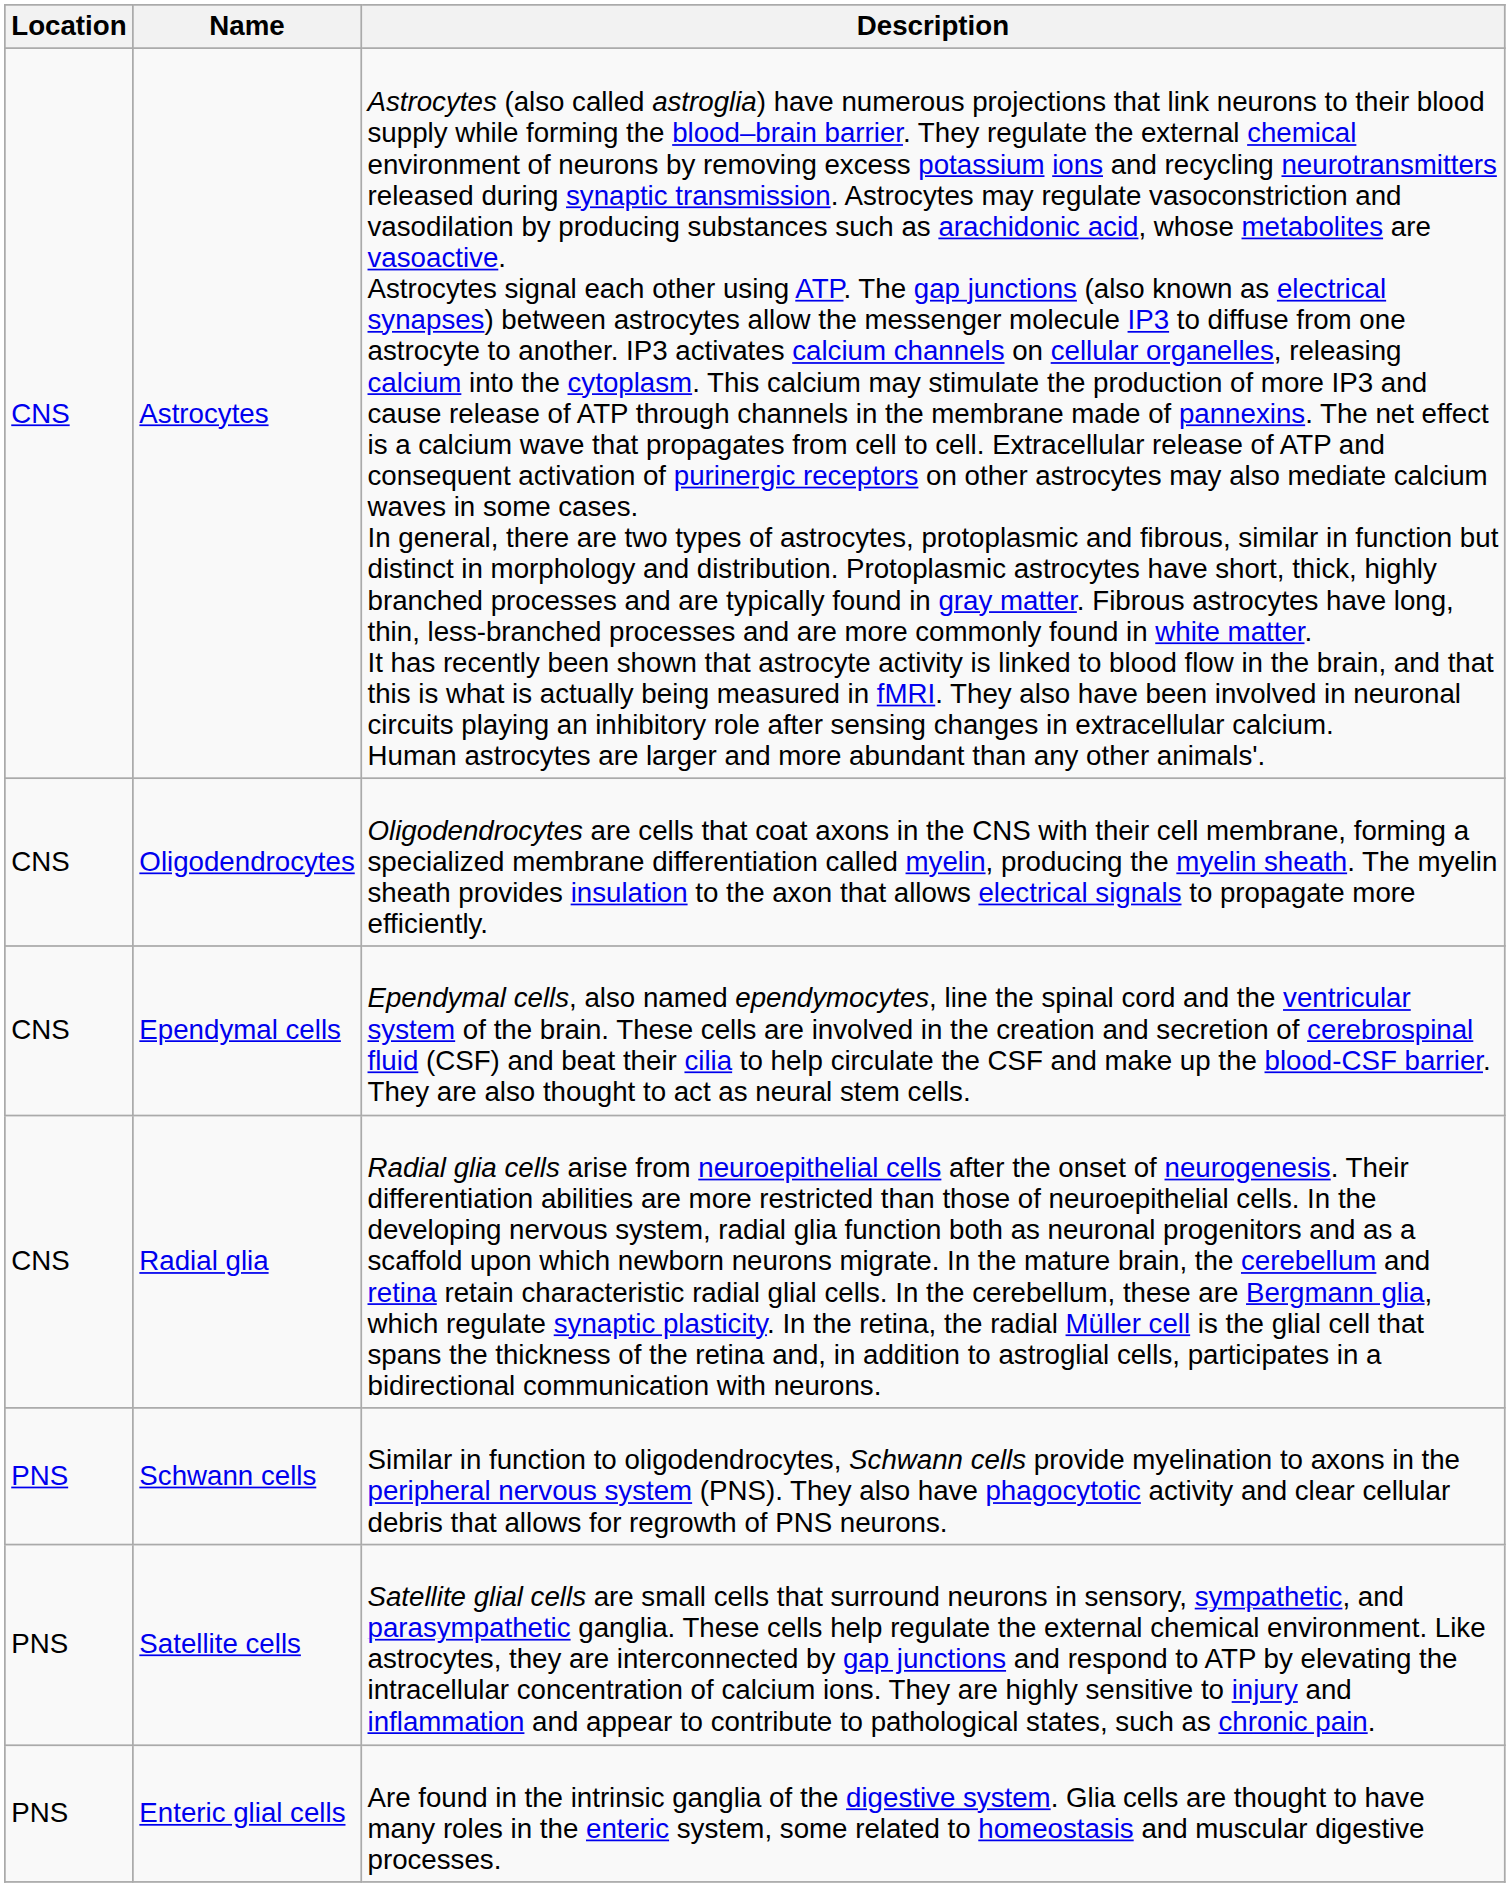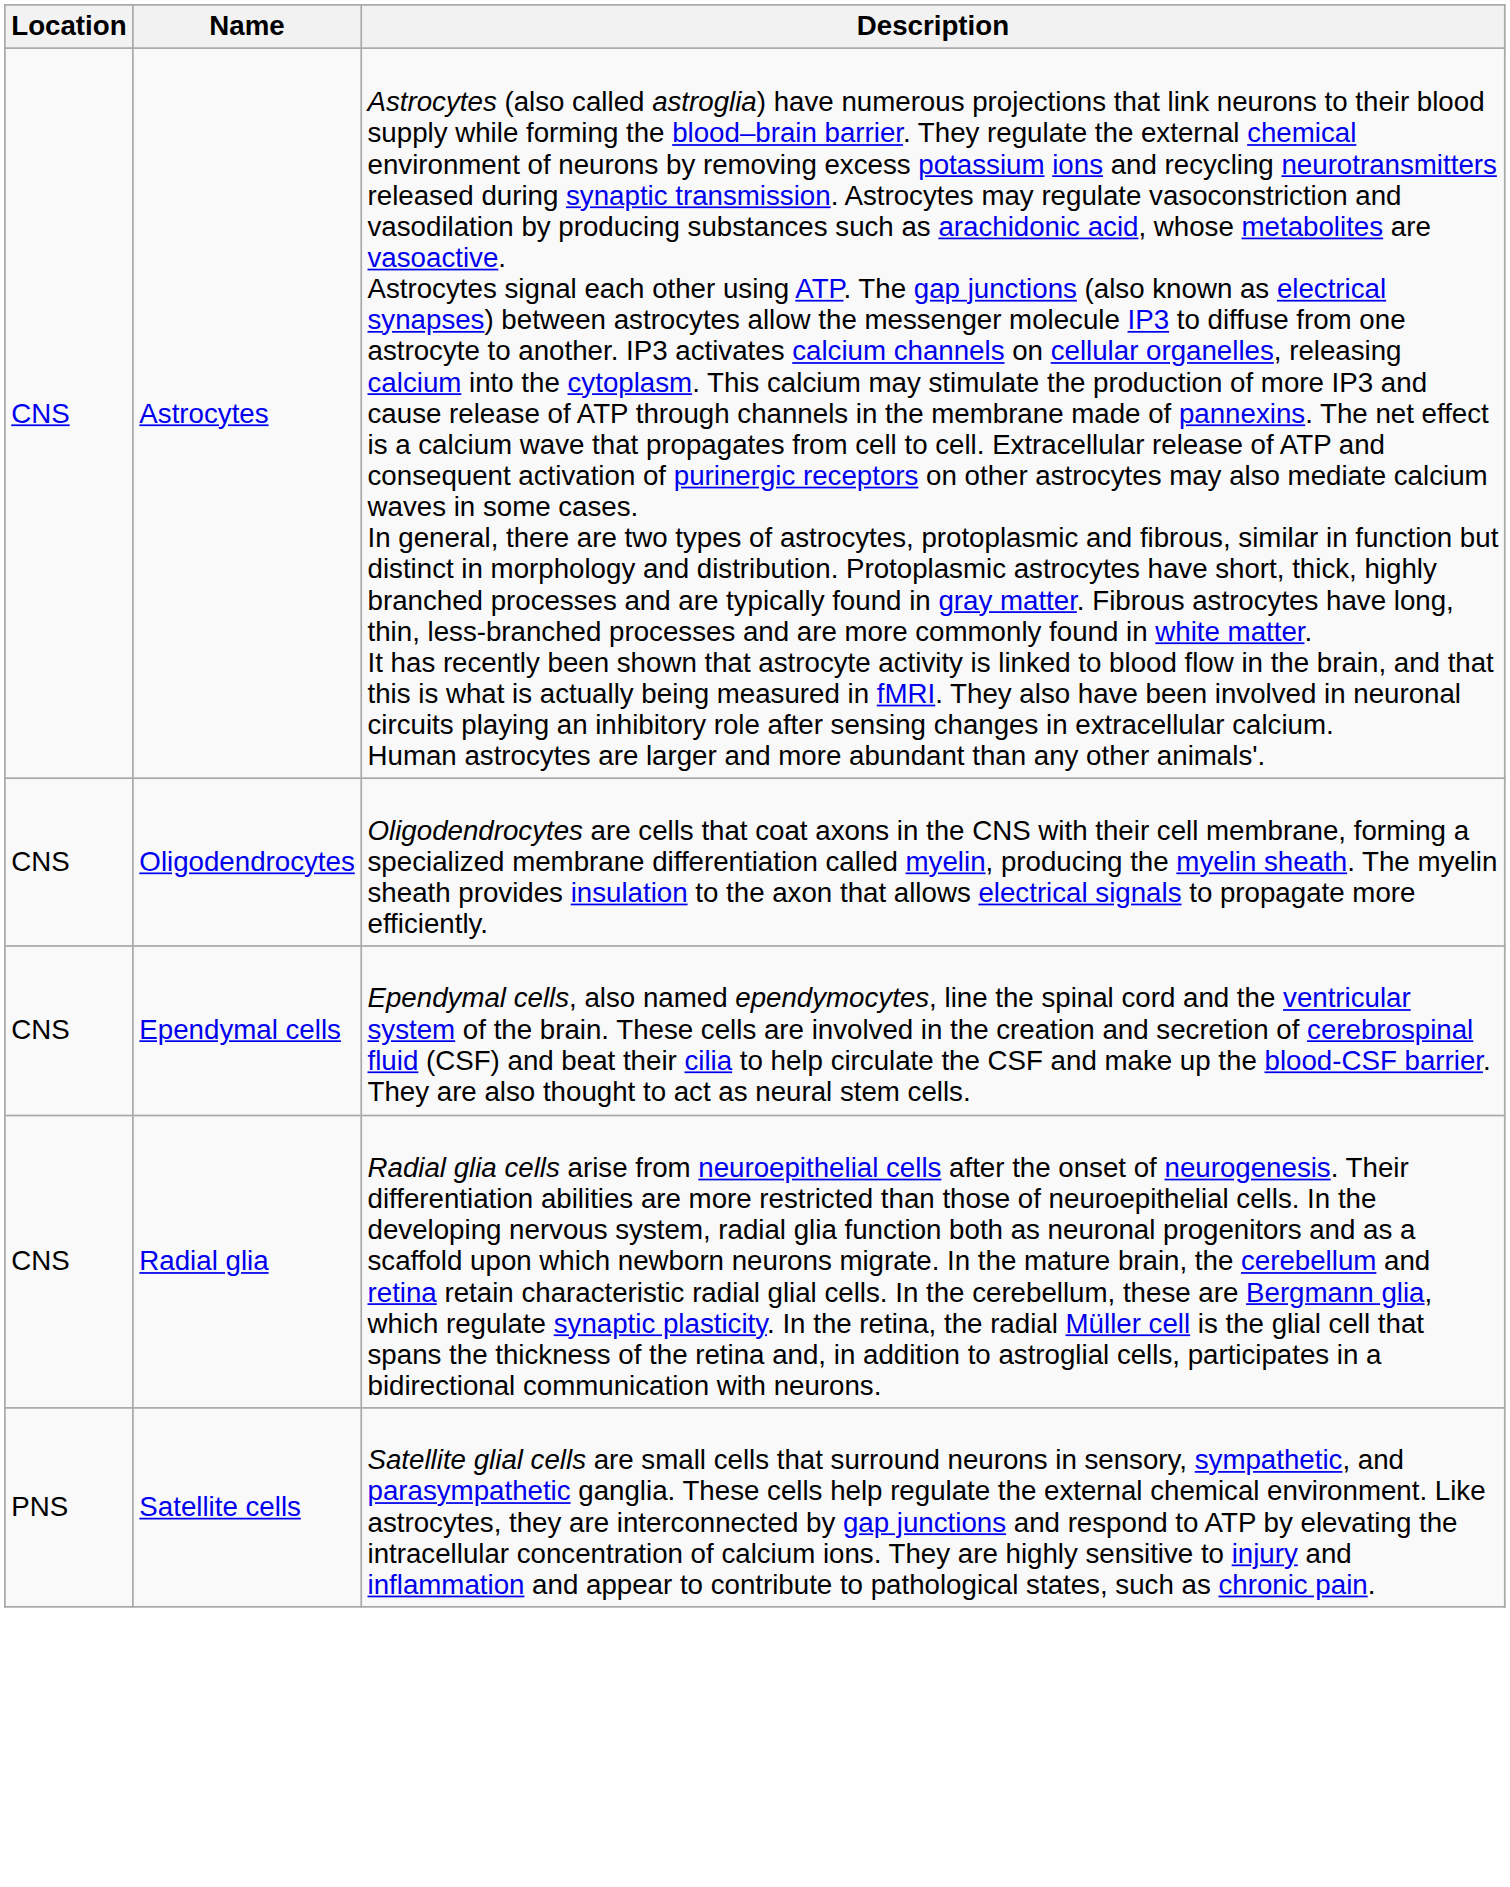- row: (228, 1475)
- row: (242, 1812)
